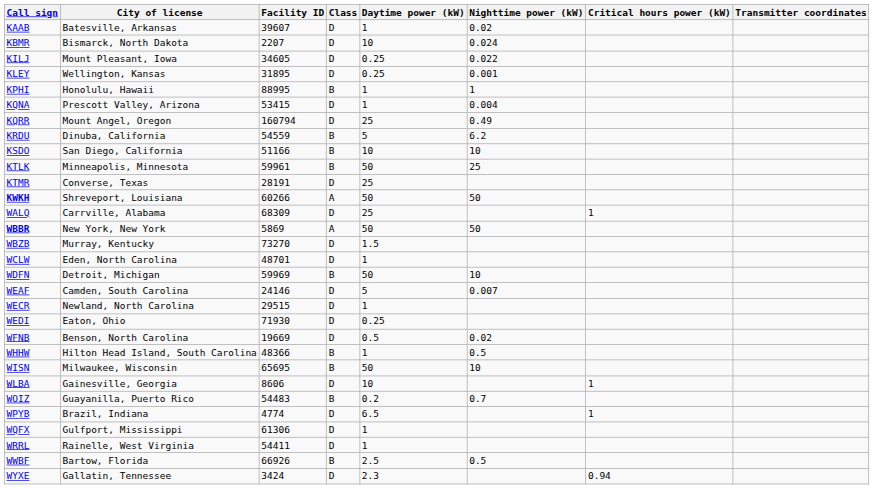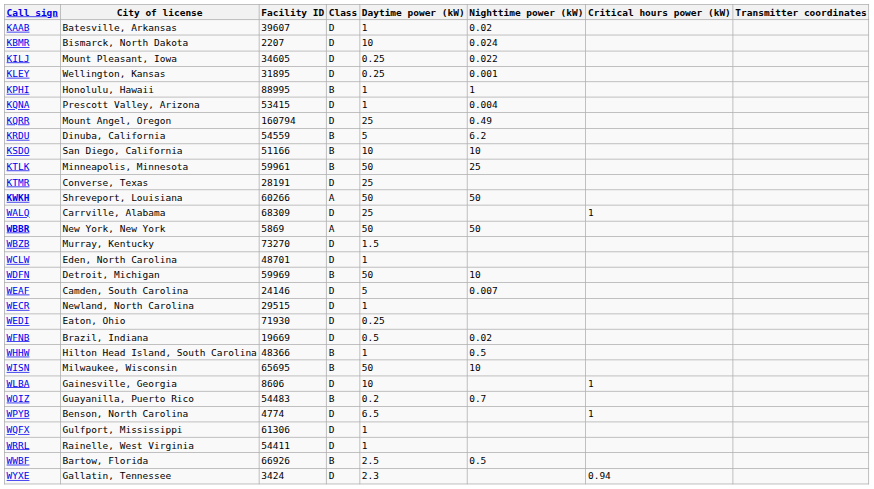(125, 337) Benson, North Carolina -> (105, 337) Brazil, Indiana
(105, 414) Brazil, Indiana -> (125, 414) Benson, North Carolina
